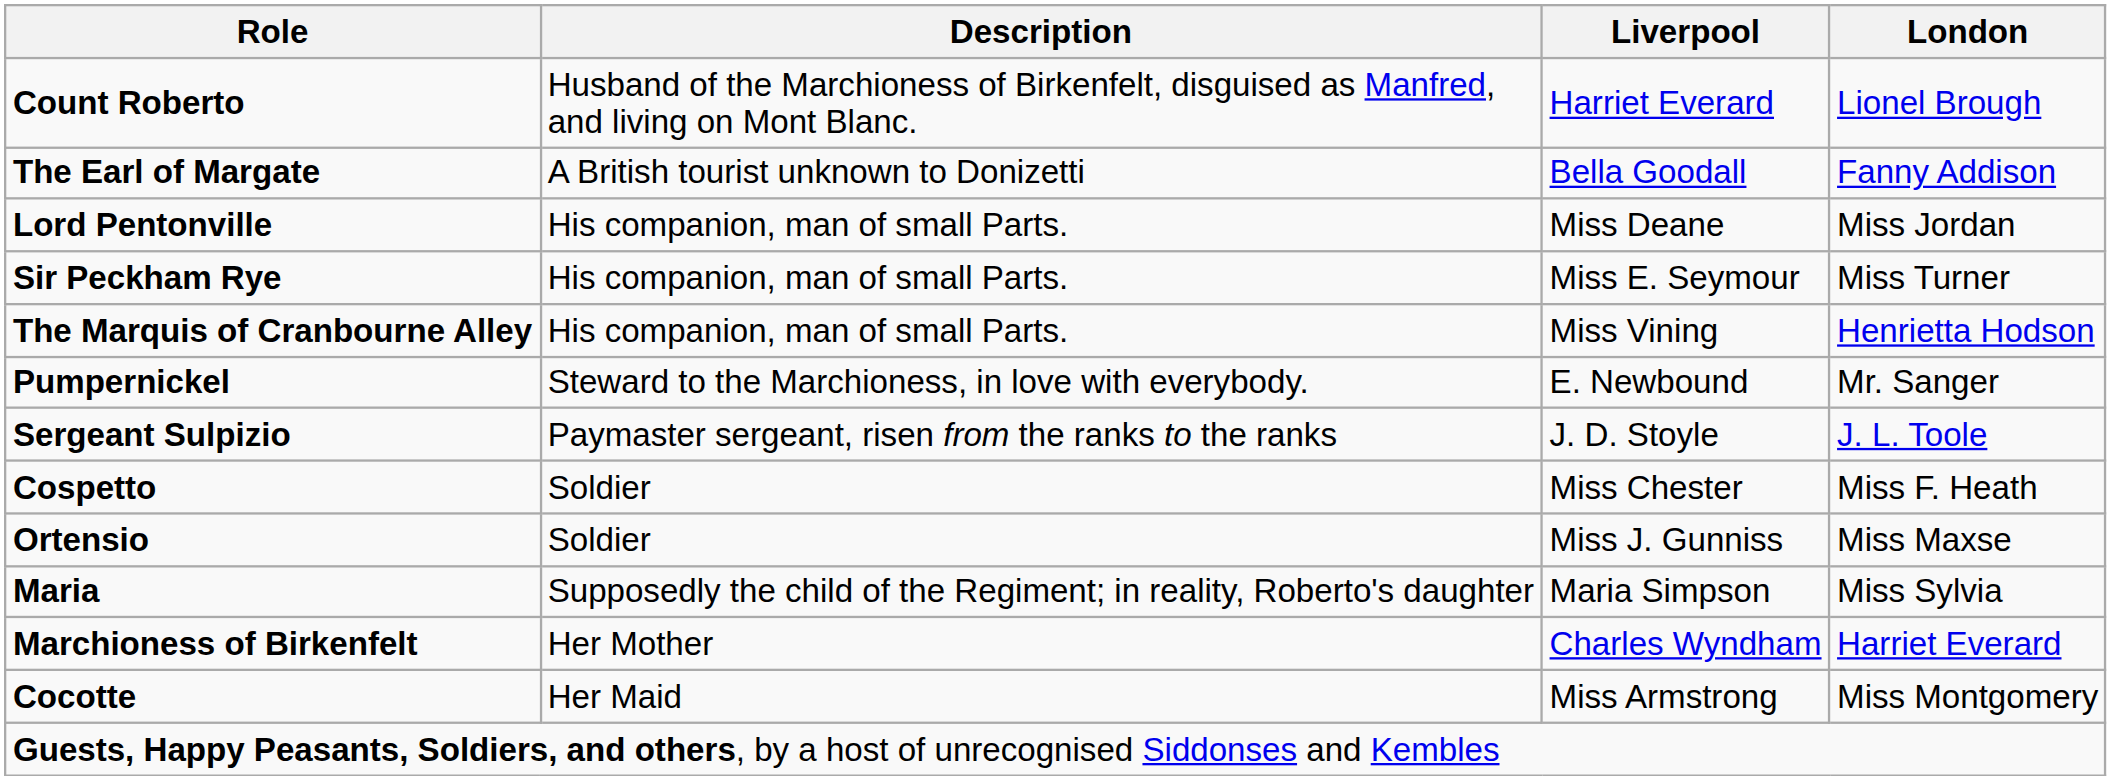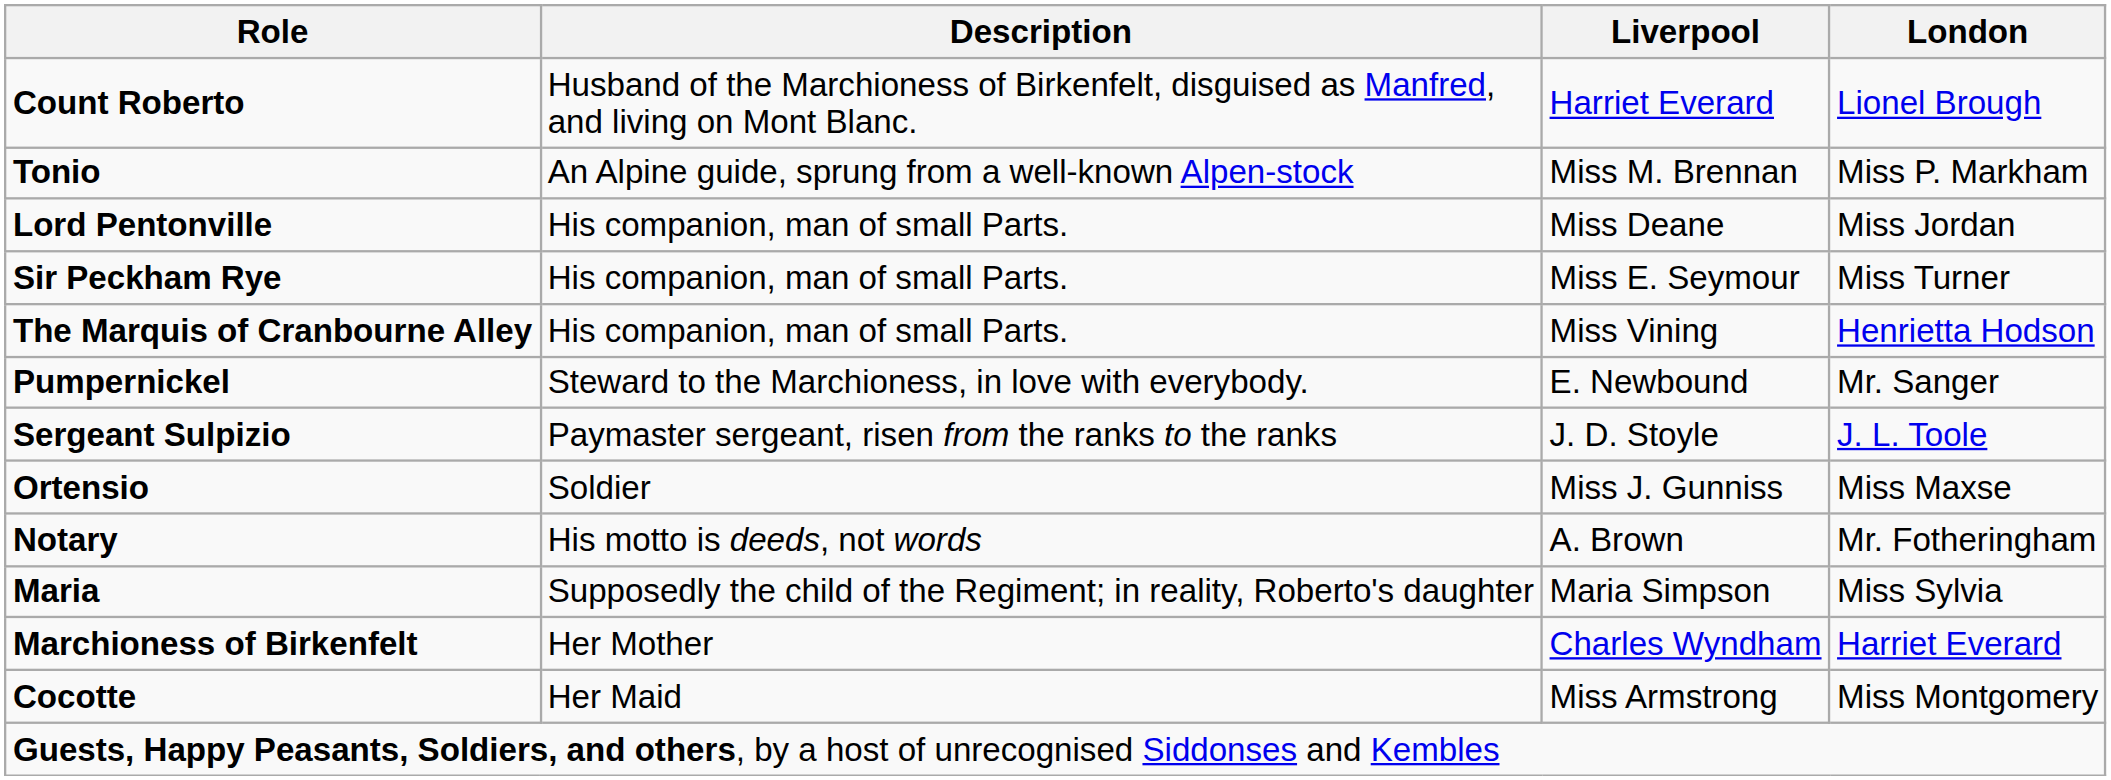+ row: (57, 173)
- row: (166, 173)
- row: (85, 487)
+ row: (65, 539)
